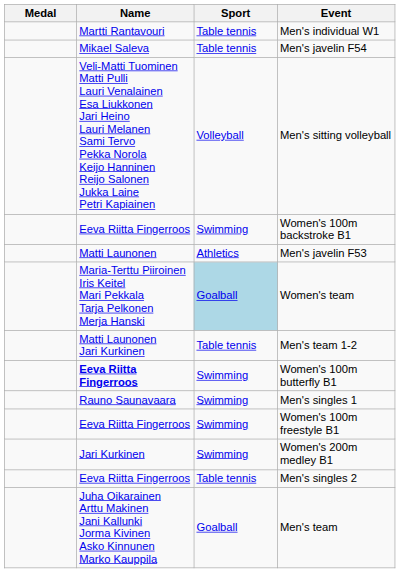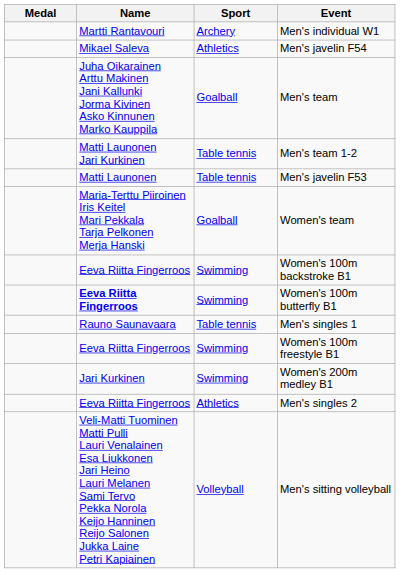(226, 31) Table tennis -> (216, 31) Archery
(226, 48) Table tennis -> (218, 48) Athletics
rows swapped: (309, 527) <-> (336, 135)
rows swapped: (318, 345) <-> (319, 229)
(218, 253) Athletics -> (226, 177) Table tennis
(217, 296) lightblue background -> (217, 220) no background
(222, 400) Swimming -> (226, 324) Table tennis
(226, 478) Table tennis -> (218, 402) Athletics
